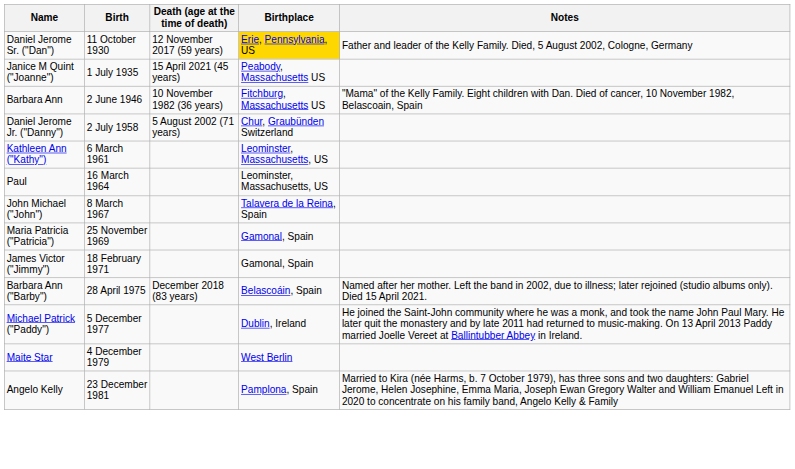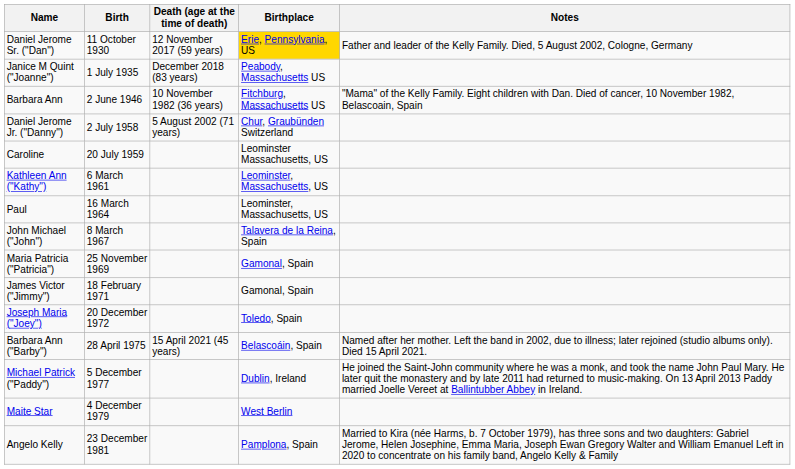(190, 72) 15 April 2021 (45 years) -> (188, 72) December 2018 (83 years)
+ row: (25, 154)
+ row: (37, 318)
(188, 291) December 2018 (83 years) -> (190, 346) 15 April 2021 (45 years)
